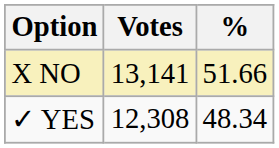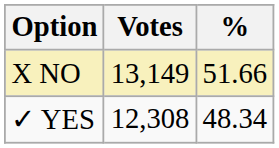(150, 72) 13,141 -> (150, 72) 13,149
